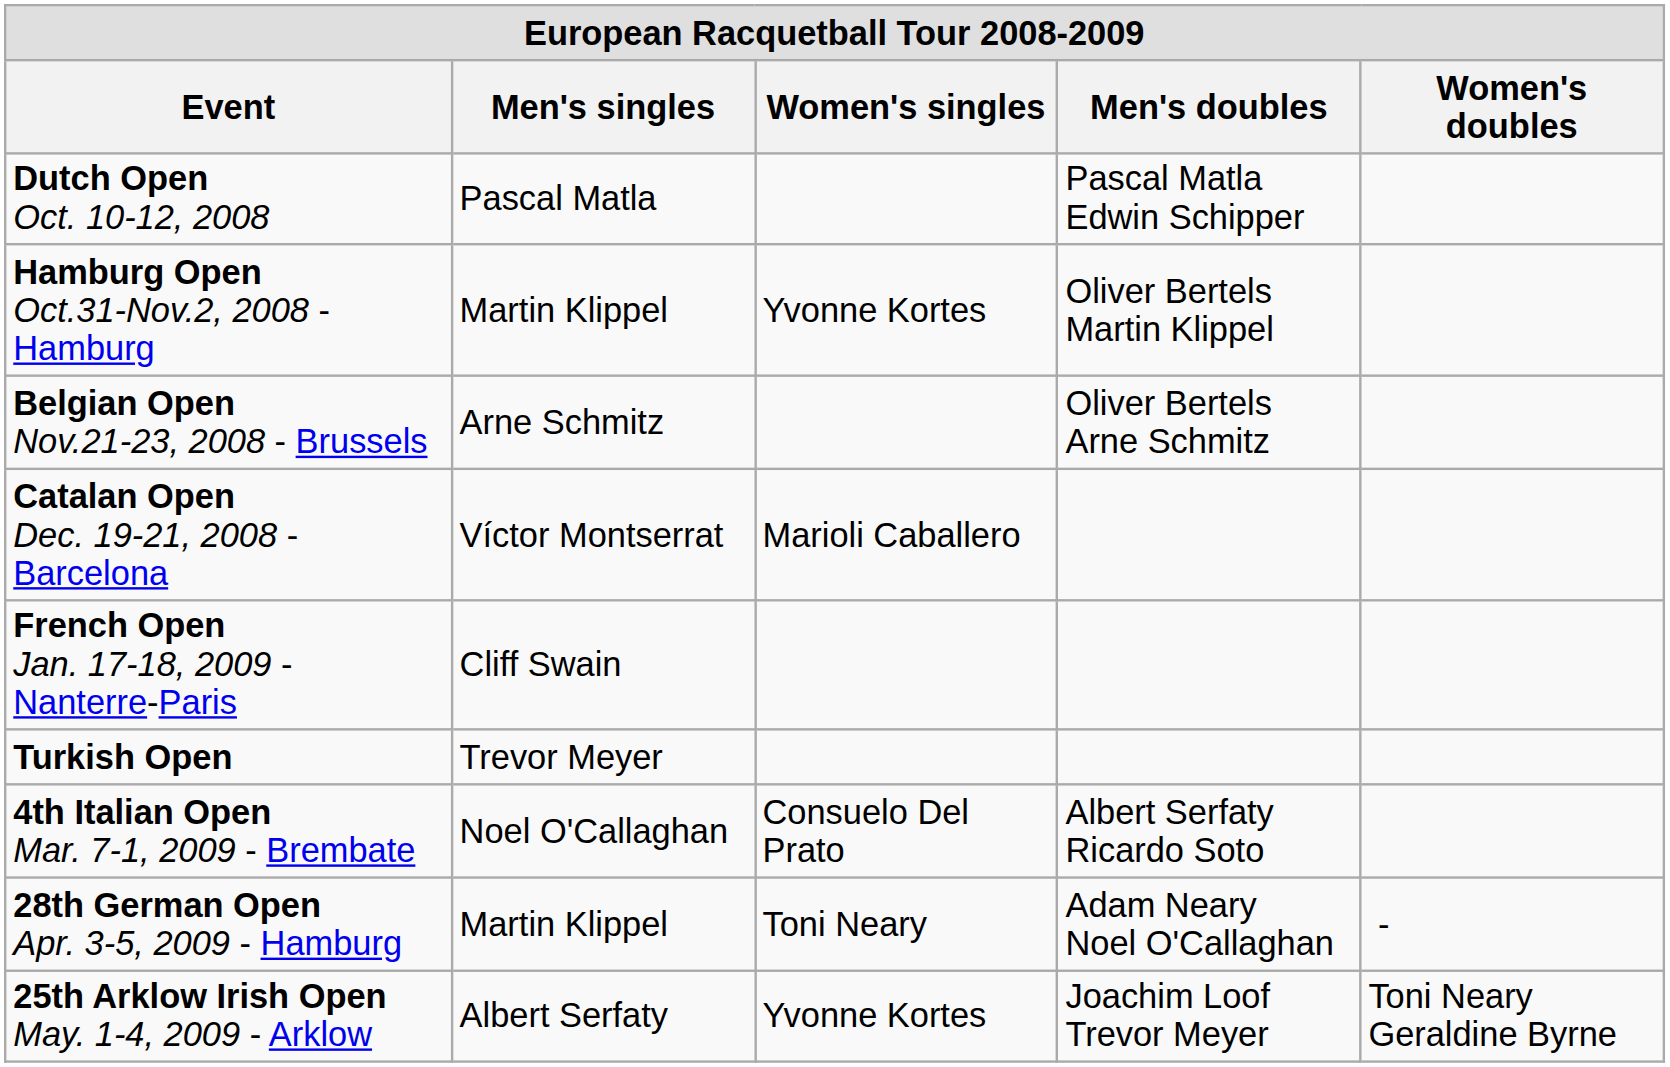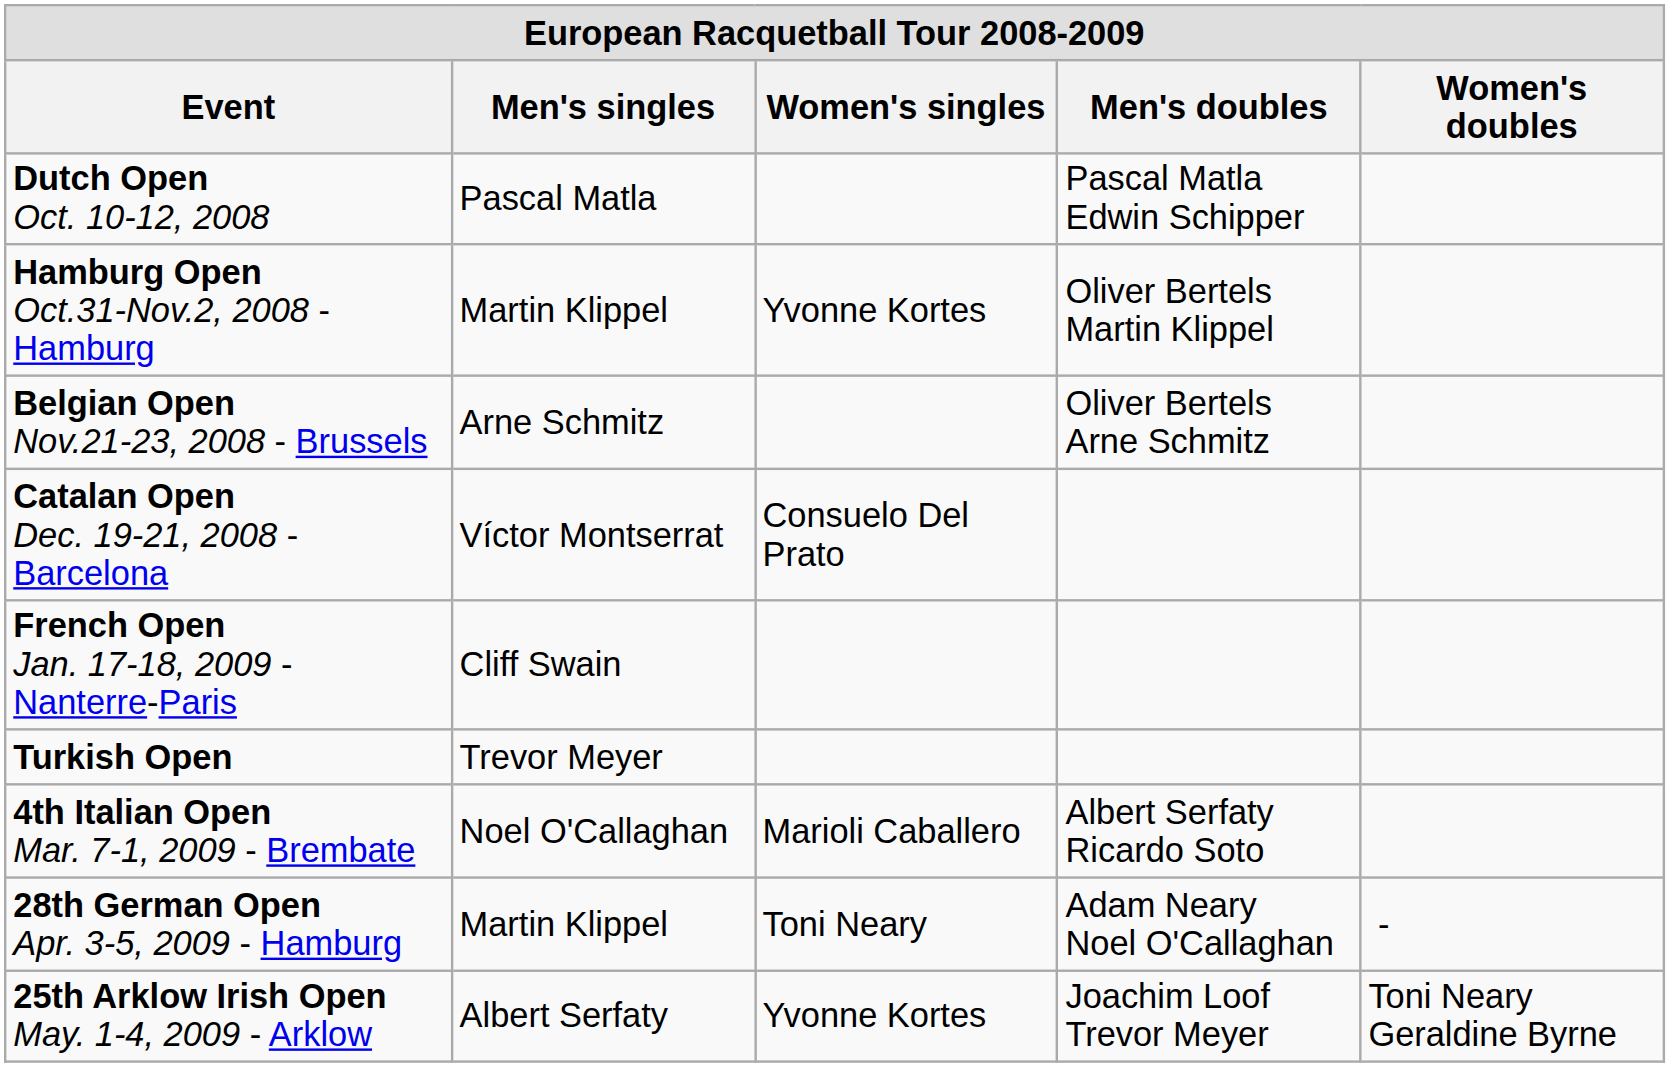(892, 534) Marioli Caballero -> (866, 534) Consuelo Del Prato
(866, 831) Consuelo Del Prato -> (892, 831) Marioli Caballero
